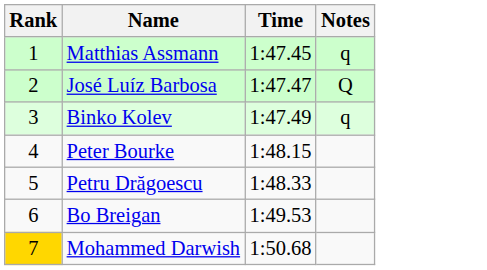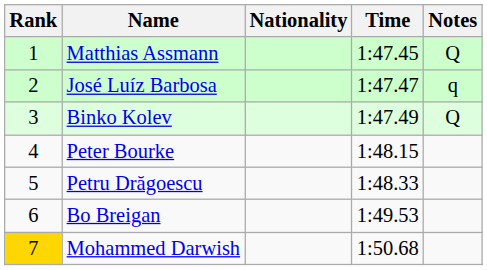+ column: (298, 20)
(345, 53) q -> (453, 53) Q
(345, 85) Q -> (453, 85) q
(345, 118) q -> (453, 118) Q
